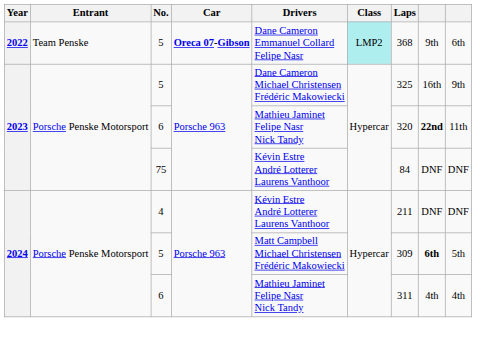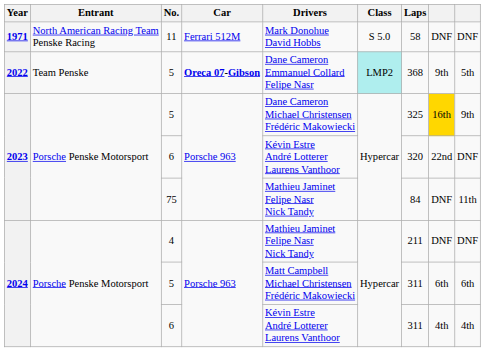+ row: (17, 37)
(458, 43) 6th -> (468, 73) 5th
(432, 85) no background -> (442, 115) gold background
(290, 127) Mathieu Jaminet Felipe Nasr Nick Tandy -> (302, 157) Kévin Estre André Lotterer Laurens Vanthoor
(432, 127) bold -> (442, 157) normal
(458, 127) 11th -> (468, 157) DNF
(292, 169) Kévin Estre André Lotterer Laurens Vanthoor -> (300, 199) Mathieu Jaminet Felipe Nasr Nick Tandy
(458, 169) DNF -> (468, 199) 11th
(292, 211) Kévin Estre André Lotterer Laurens Vanthoor -> (300, 241) Mathieu Jaminet Felipe Nasr Nick Tandy
(405, 254) 309 -> (415, 283) 311
(432, 254) bold -> (442, 283) normal
(458, 254) 5th -> (468, 283) 6th
(290, 296) Mathieu Jaminet Felipe Nasr Nick Tandy -> (302, 325) Kévin Estre André Lotterer Laurens Vanthoor
